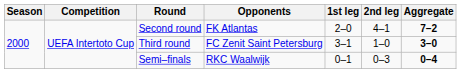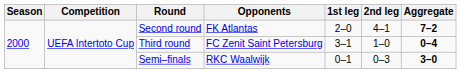(429, 44) 3–0 -> (429, 44) 0–4
(429, 60) 0–4 -> (429, 60) 3–0
